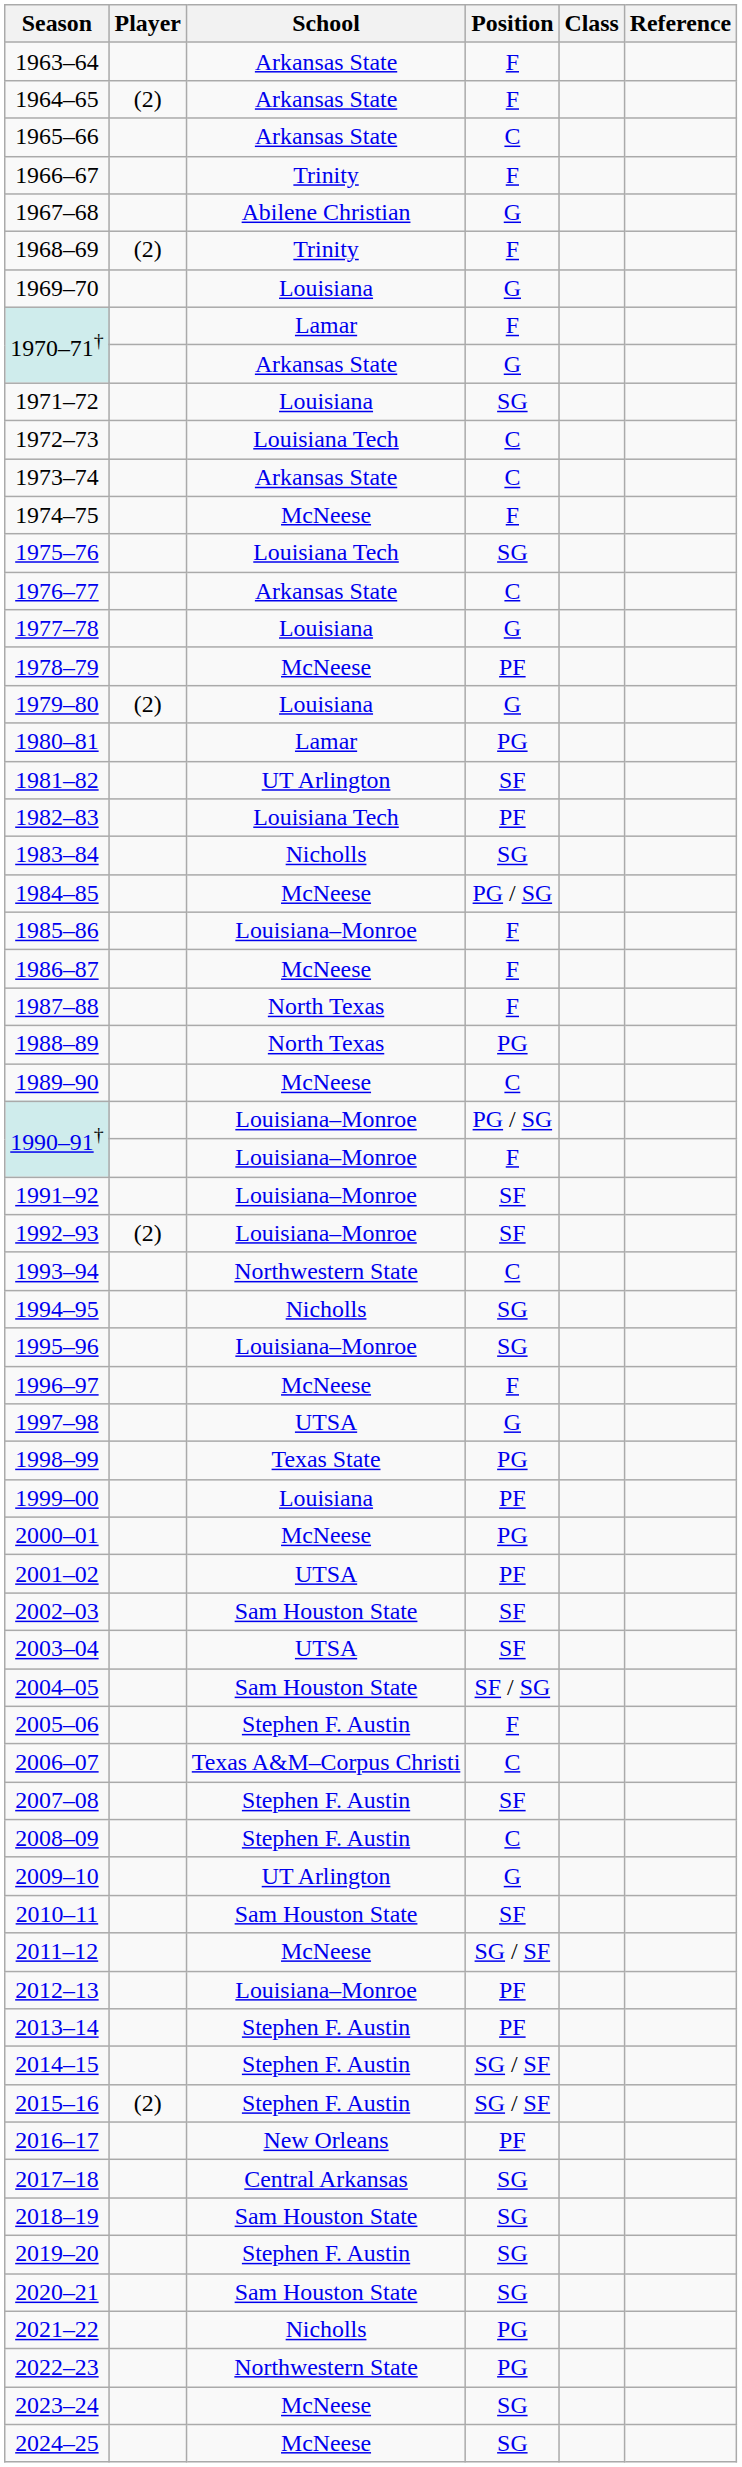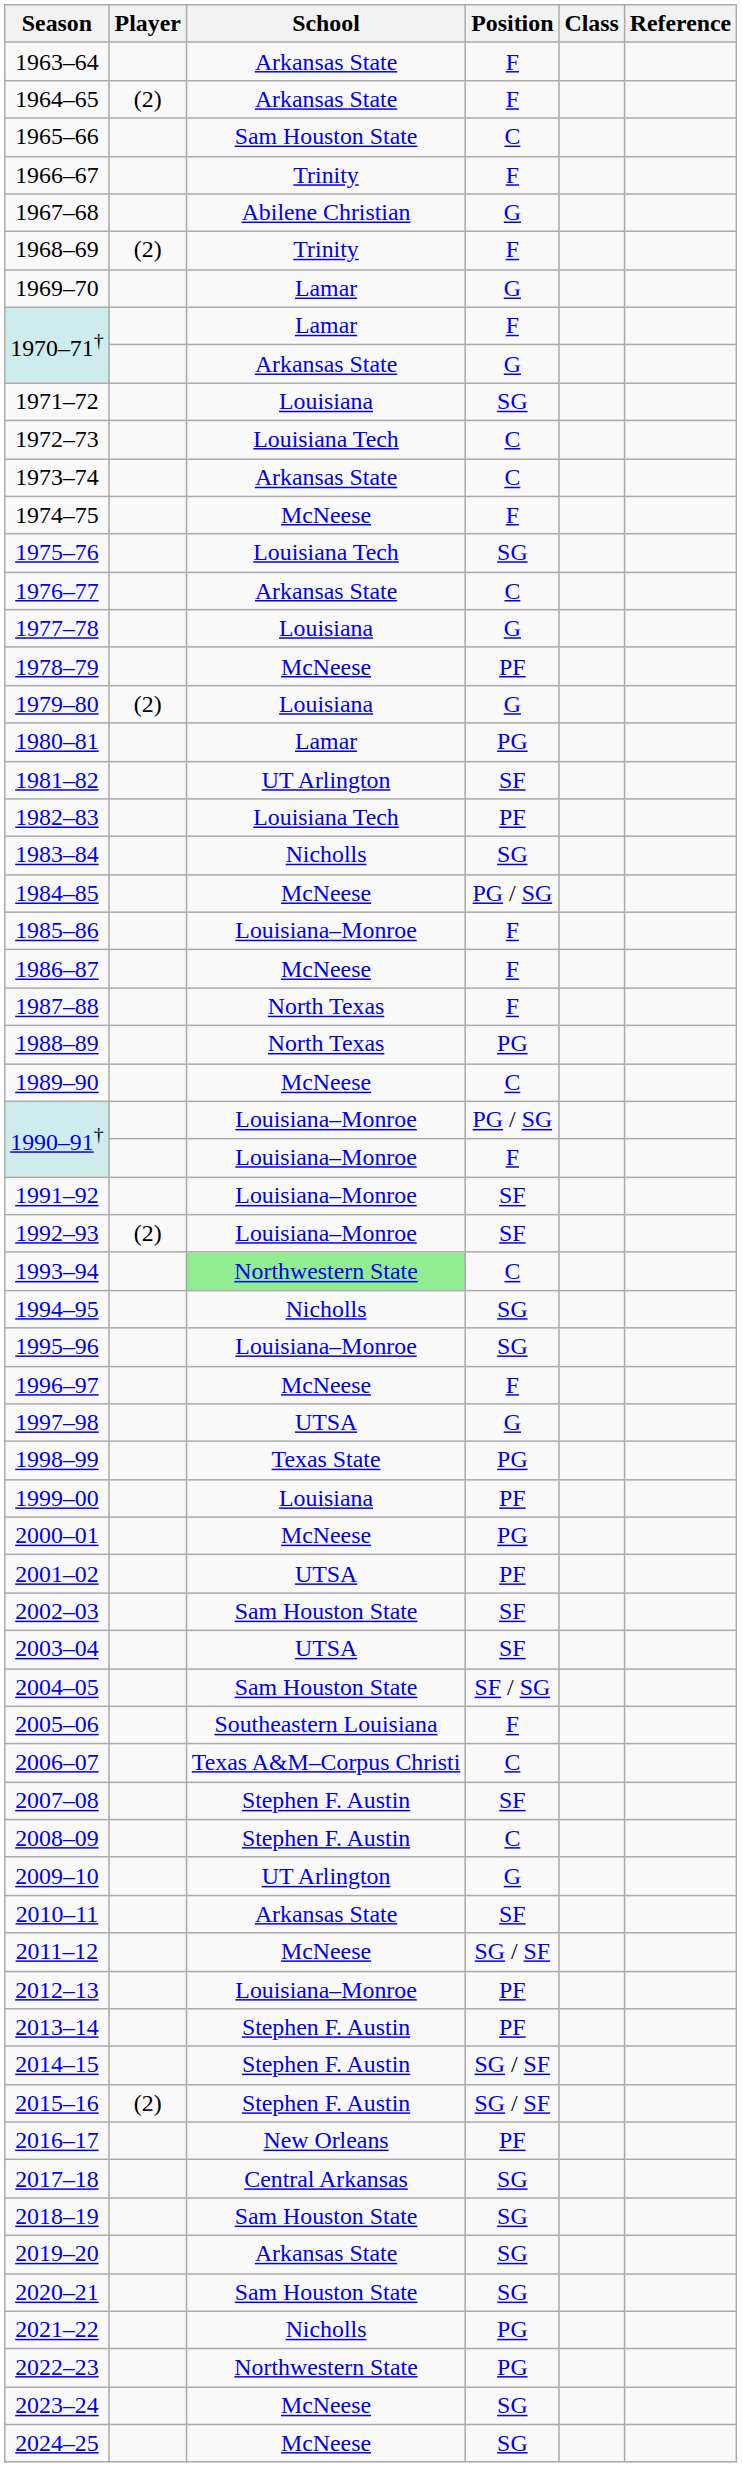(326, 136) Arkansas State -> (326, 136) Sam Houston State
(326, 288) Louisiana -> (326, 288) Lamar
(326, 1271) no background -> (326, 1271) lightgreen background
(326, 1724) Stephen F. Austin -> (326, 1724) Southeastern Louisiana
(326, 1913) Sam Houston State -> (326, 1913) Arkansas State
(326, 2254) Stephen F. Austin -> (326, 2254) Arkansas State
